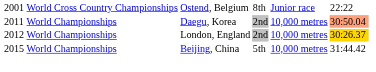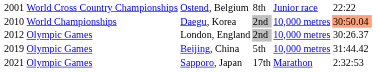(14, 21) 2011 -> (14, 21) 2010
(72, 35) World Championships -> (59, 35) Olympic Games
(348, 35) gold background -> (351, 35) no background
(14, 49) 2015 -> (14, 49) 2019
(72, 49) World Championships -> (59, 49) Olympic Games
+ row: (211, 63)
